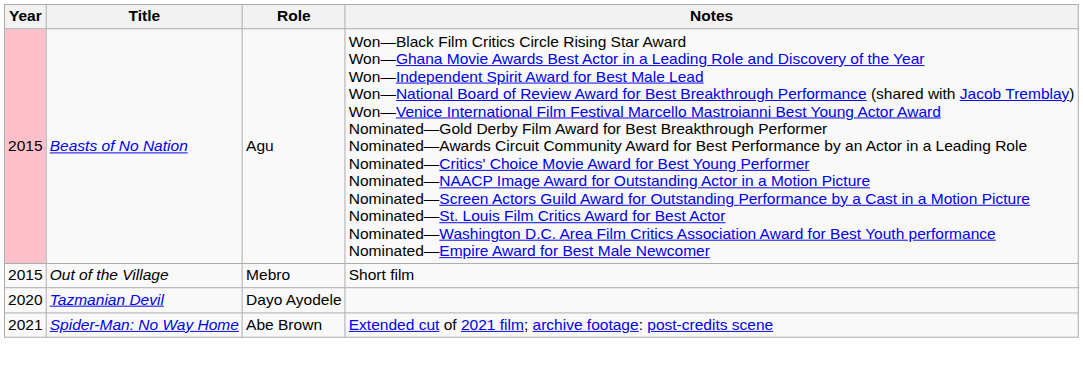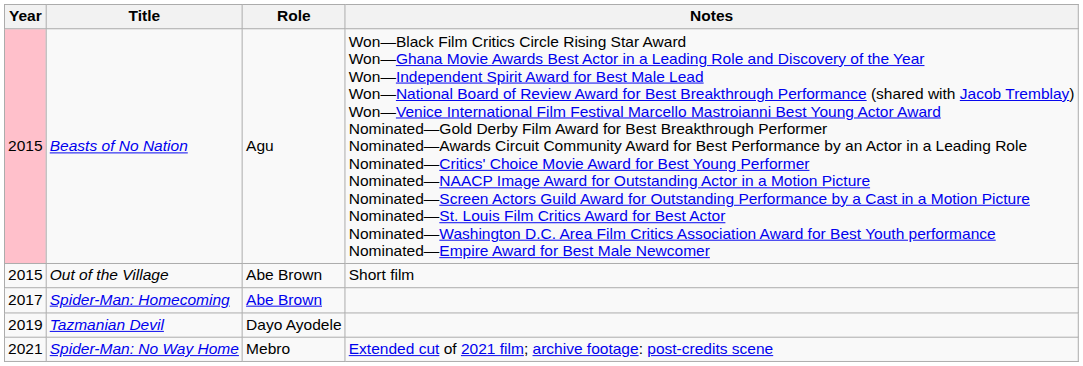(268, 275) Mebro -> (284, 275) Abe Brown
+ row: (140, 300)
(25, 300) 2020 -> (25, 324) 2019
(284, 324) Abe Brown -> (268, 349) Mebro
